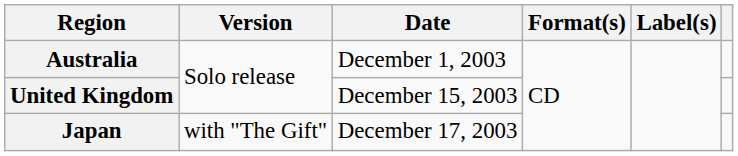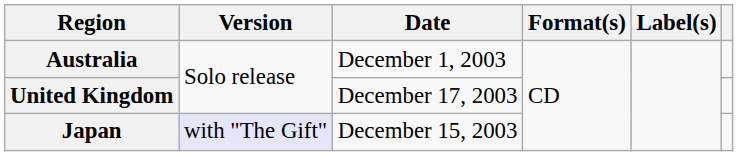(428, 95) December 15, 2003 -> (428, 95) December 17, 2003
(256, 131) no background -> (256, 131) lavender background
(428, 131) December 17, 2003 -> (428, 131) December 15, 2003
